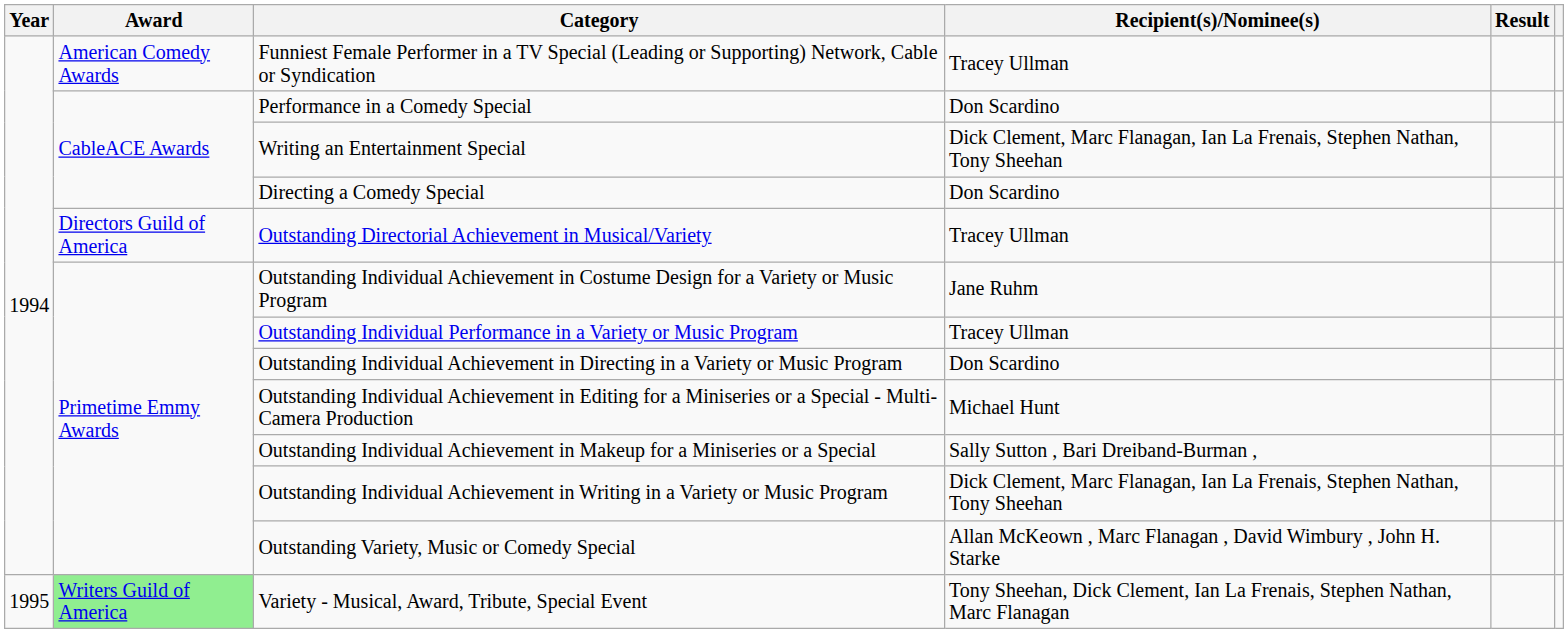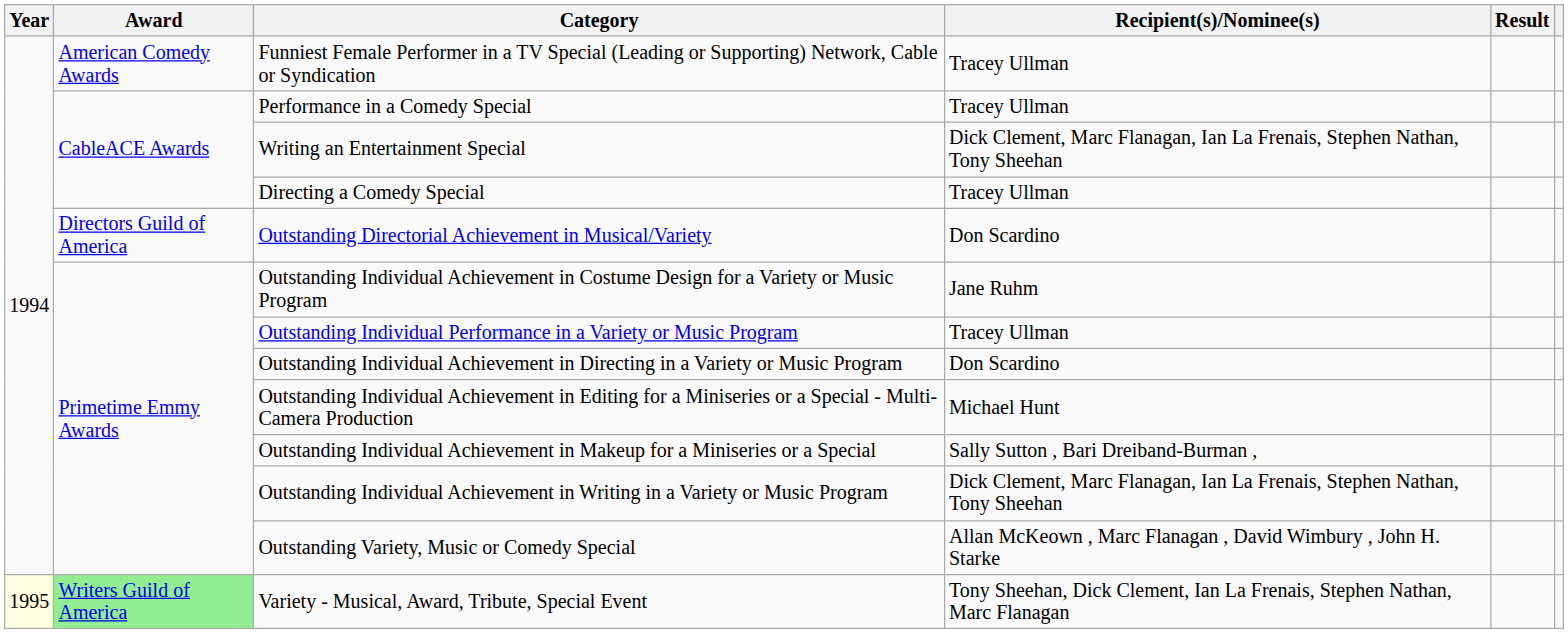(1004, 106) Don Scardino -> (1009, 106) Tracey Ullman
(1004, 192) Don Scardino -> (1009, 192) Tracey Ullman
(1009, 235) Tracey Ullman -> (1004, 235) Don Scardino
(29, 601) no background -> (29, 601) lightyellow background
